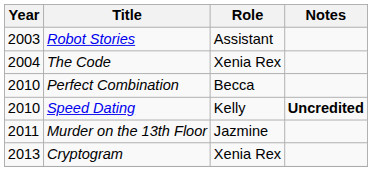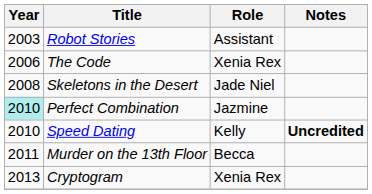(24, 62) 2004 -> (24, 62) 2006
+ row: (122, 85)
(24, 85) no background -> (24, 108) paleturquoise background
(234, 85) Becca -> (241, 108) Jazmine
(241, 131) Jazmine -> (234, 154) Becca
